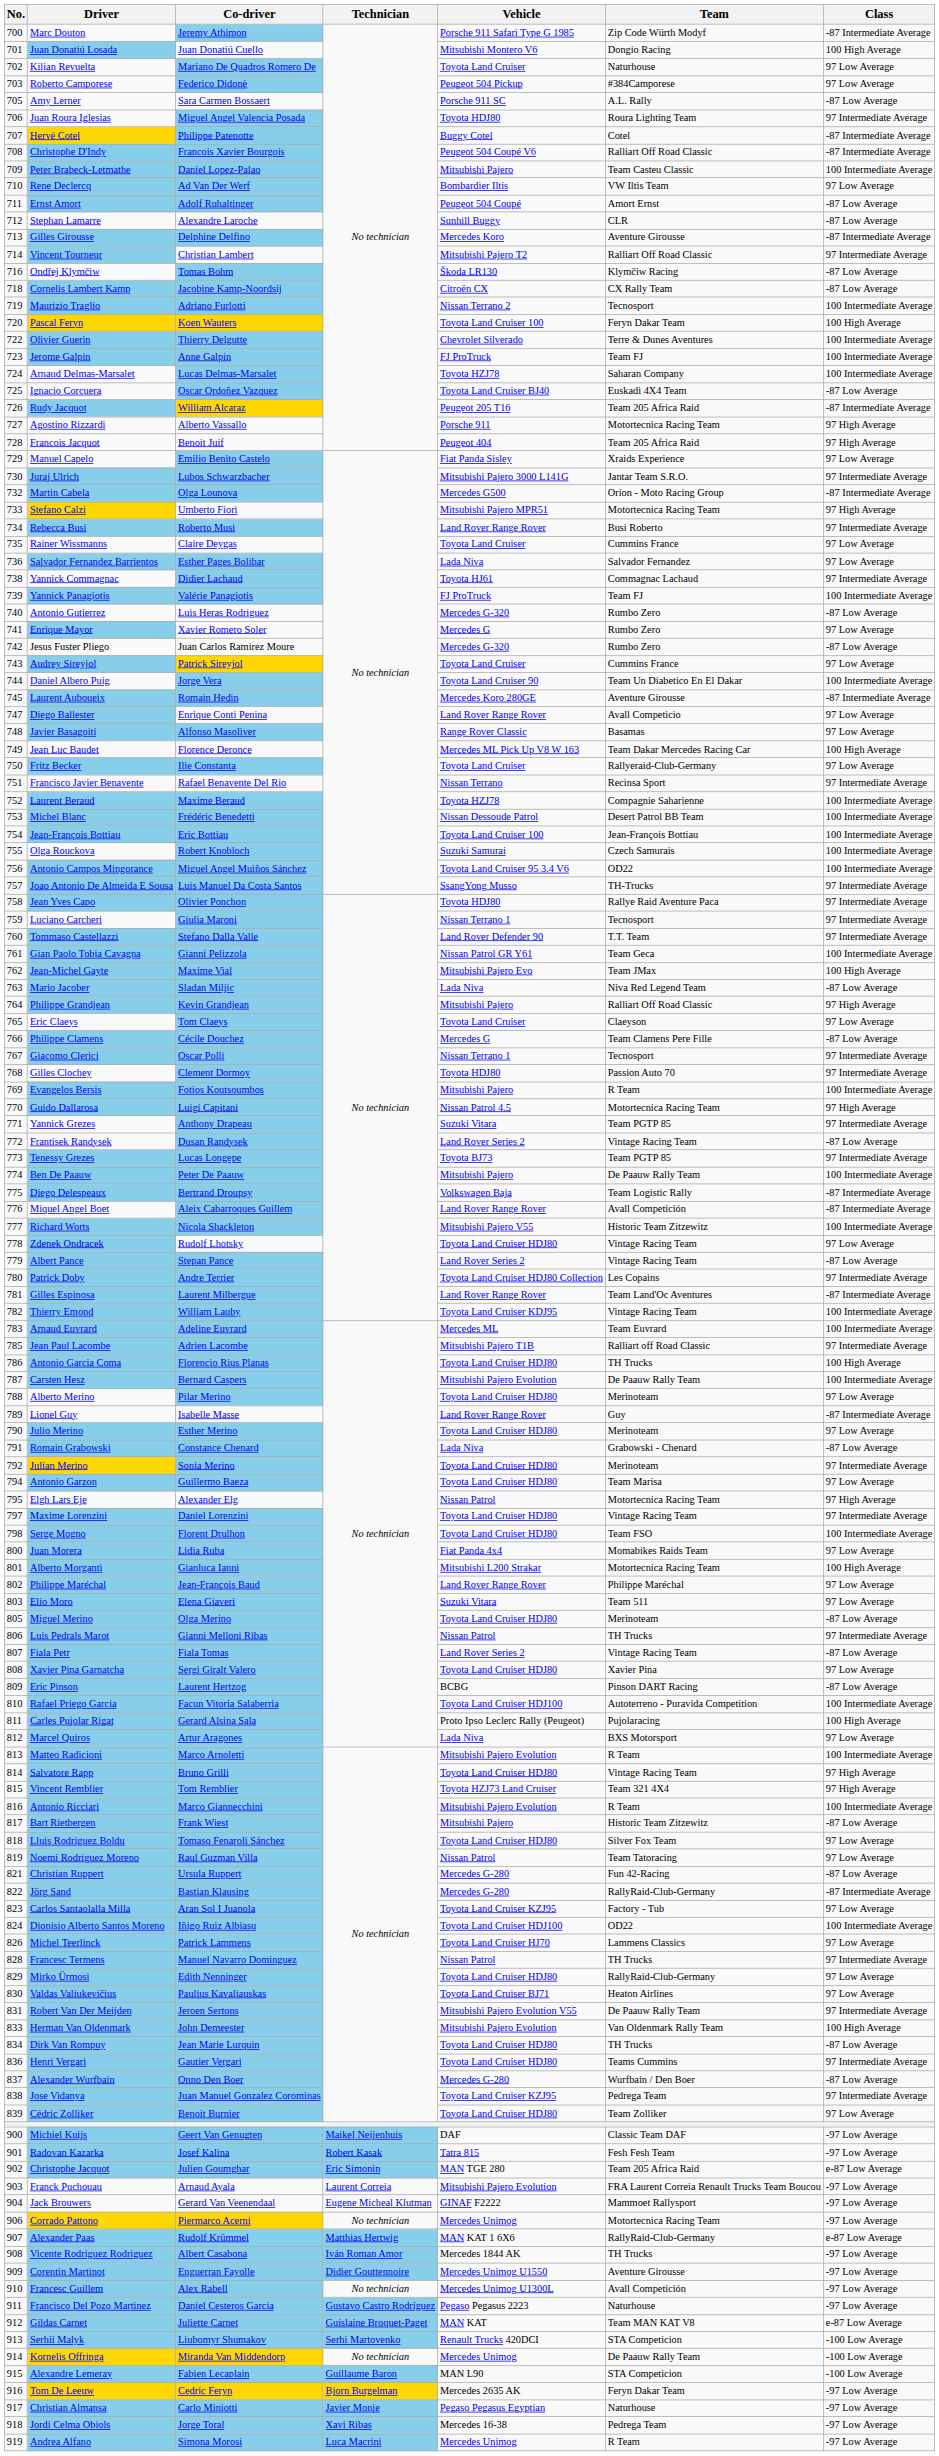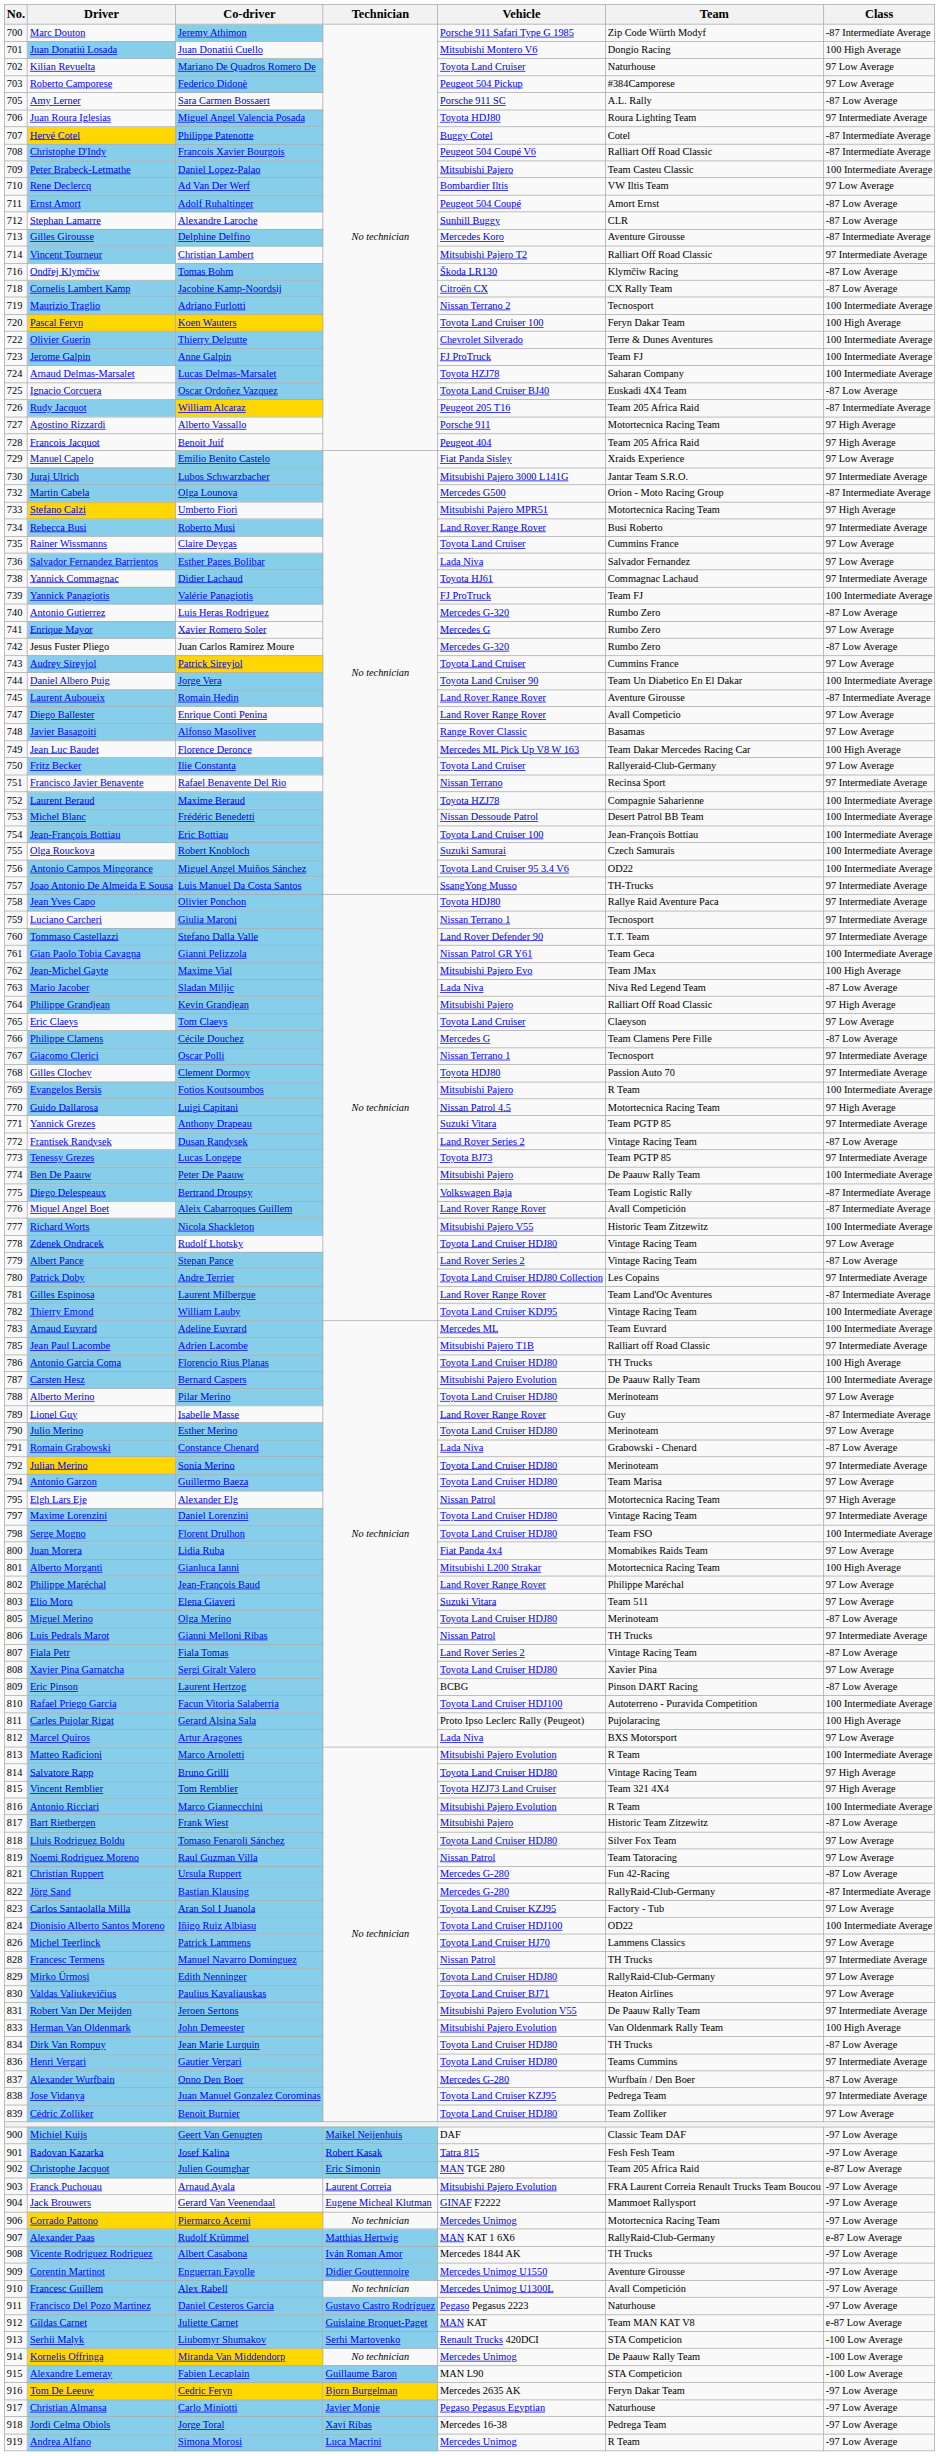(488, 697) Mercedes Koro 280GE -> (493, 697) Land Rover Range Rover
